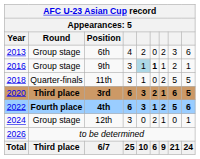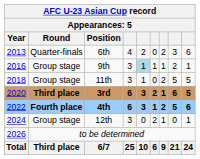(57, 52) Group stage -> (57, 52) Quarter-finals
(155, 66) bold -> (155, 66) normal
(57, 80) Quarter-finals -> (57, 80) Group stage
